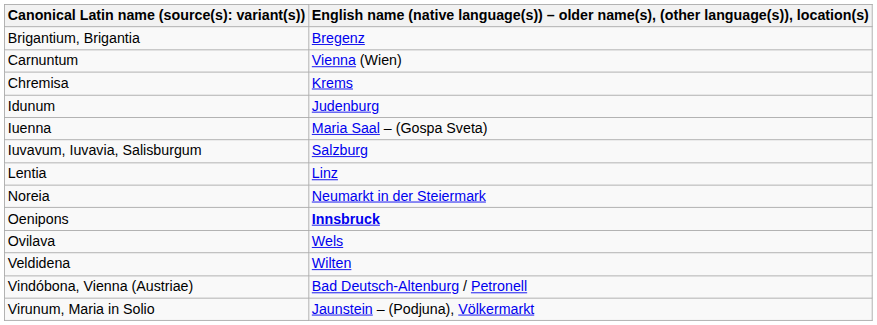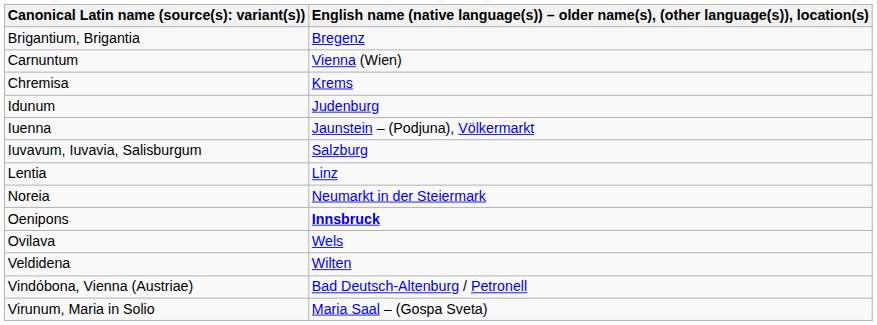(400, 128) Maria Saal – (Gospa Sveta) -> (423, 128) Jaunstein – (Podjuna), Völkermarkt
(423, 309) Jaunstein – (Podjuna), Völkermarkt -> (400, 309) Maria Saal – (Gospa Sveta)
